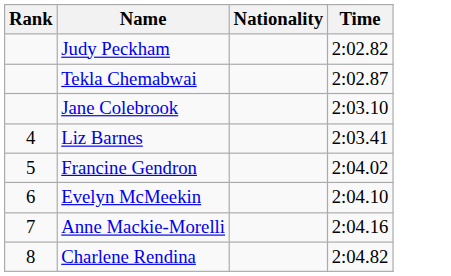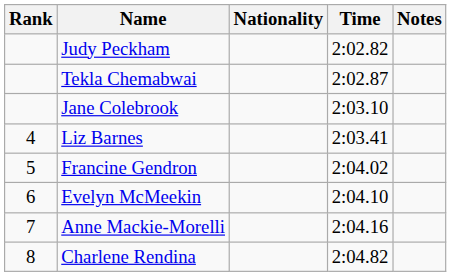+ column: (419, 19)
